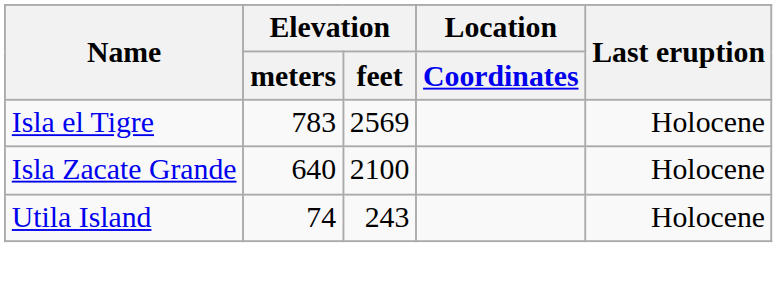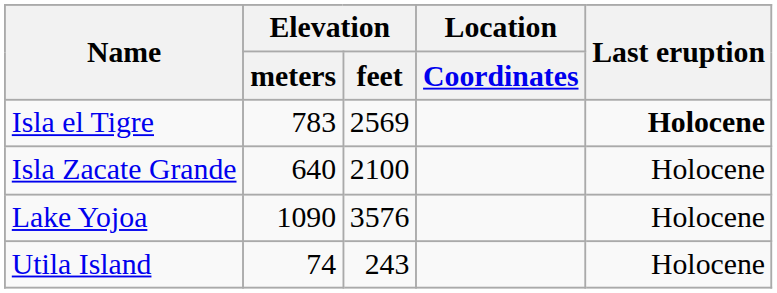(708, 122) normal -> (706, 122) bold
+ row: (80, 216)
